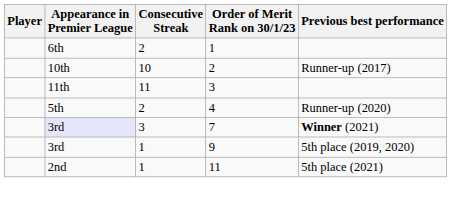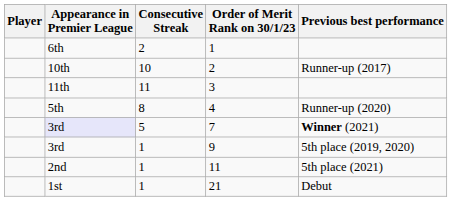(142, 107) 2 -> (142, 107) 8
(142, 127) 3 -> (142, 127) 5
+ row: (215, 186)
